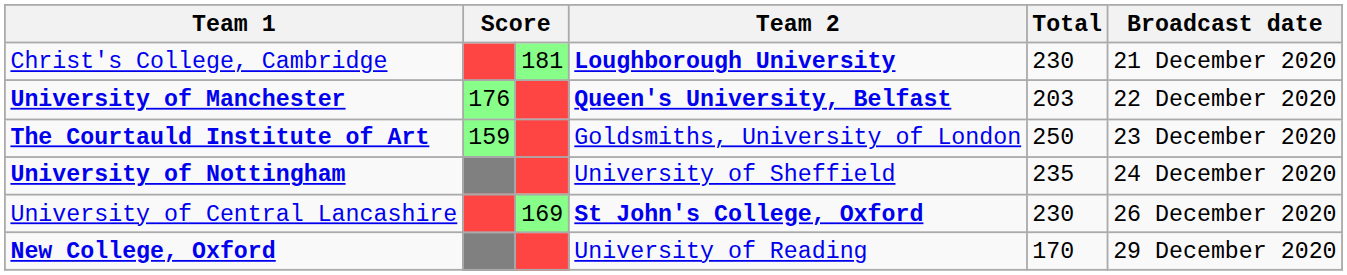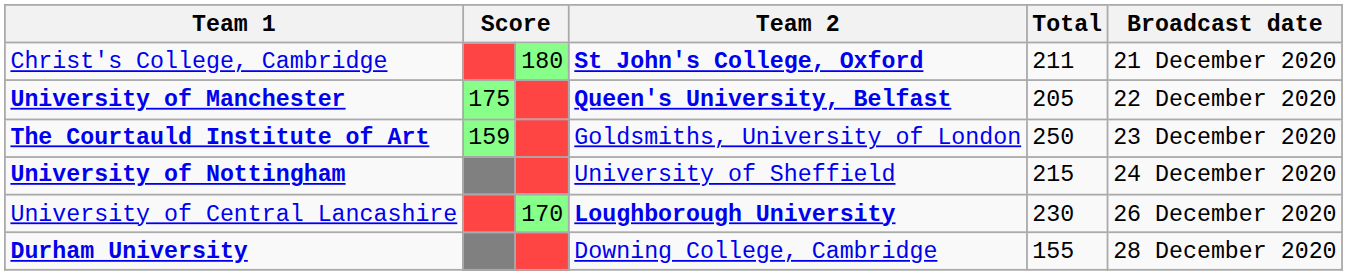(542, 62) 181 -> (542, 62) 180
(735, 62) Loughborough University -> (749, 62) St John's College, Oxford
(1053, 62) 230 -> (1053, 62) 211
(489, 100) 176 -> (489, 100) 175
(1053, 100) 203 -> (1053, 100) 205
(1053, 176) 235 -> (1053, 176) 215
(542, 213) 169 -> (542, 213) 170
(749, 213) St John's College, Oxford -> (735, 213) Loughborough University
+ row: (129, 251)
- row: (143, 251)
